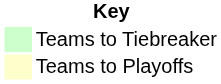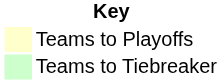rows swapped: (114, 66) <-> (126, 39)
